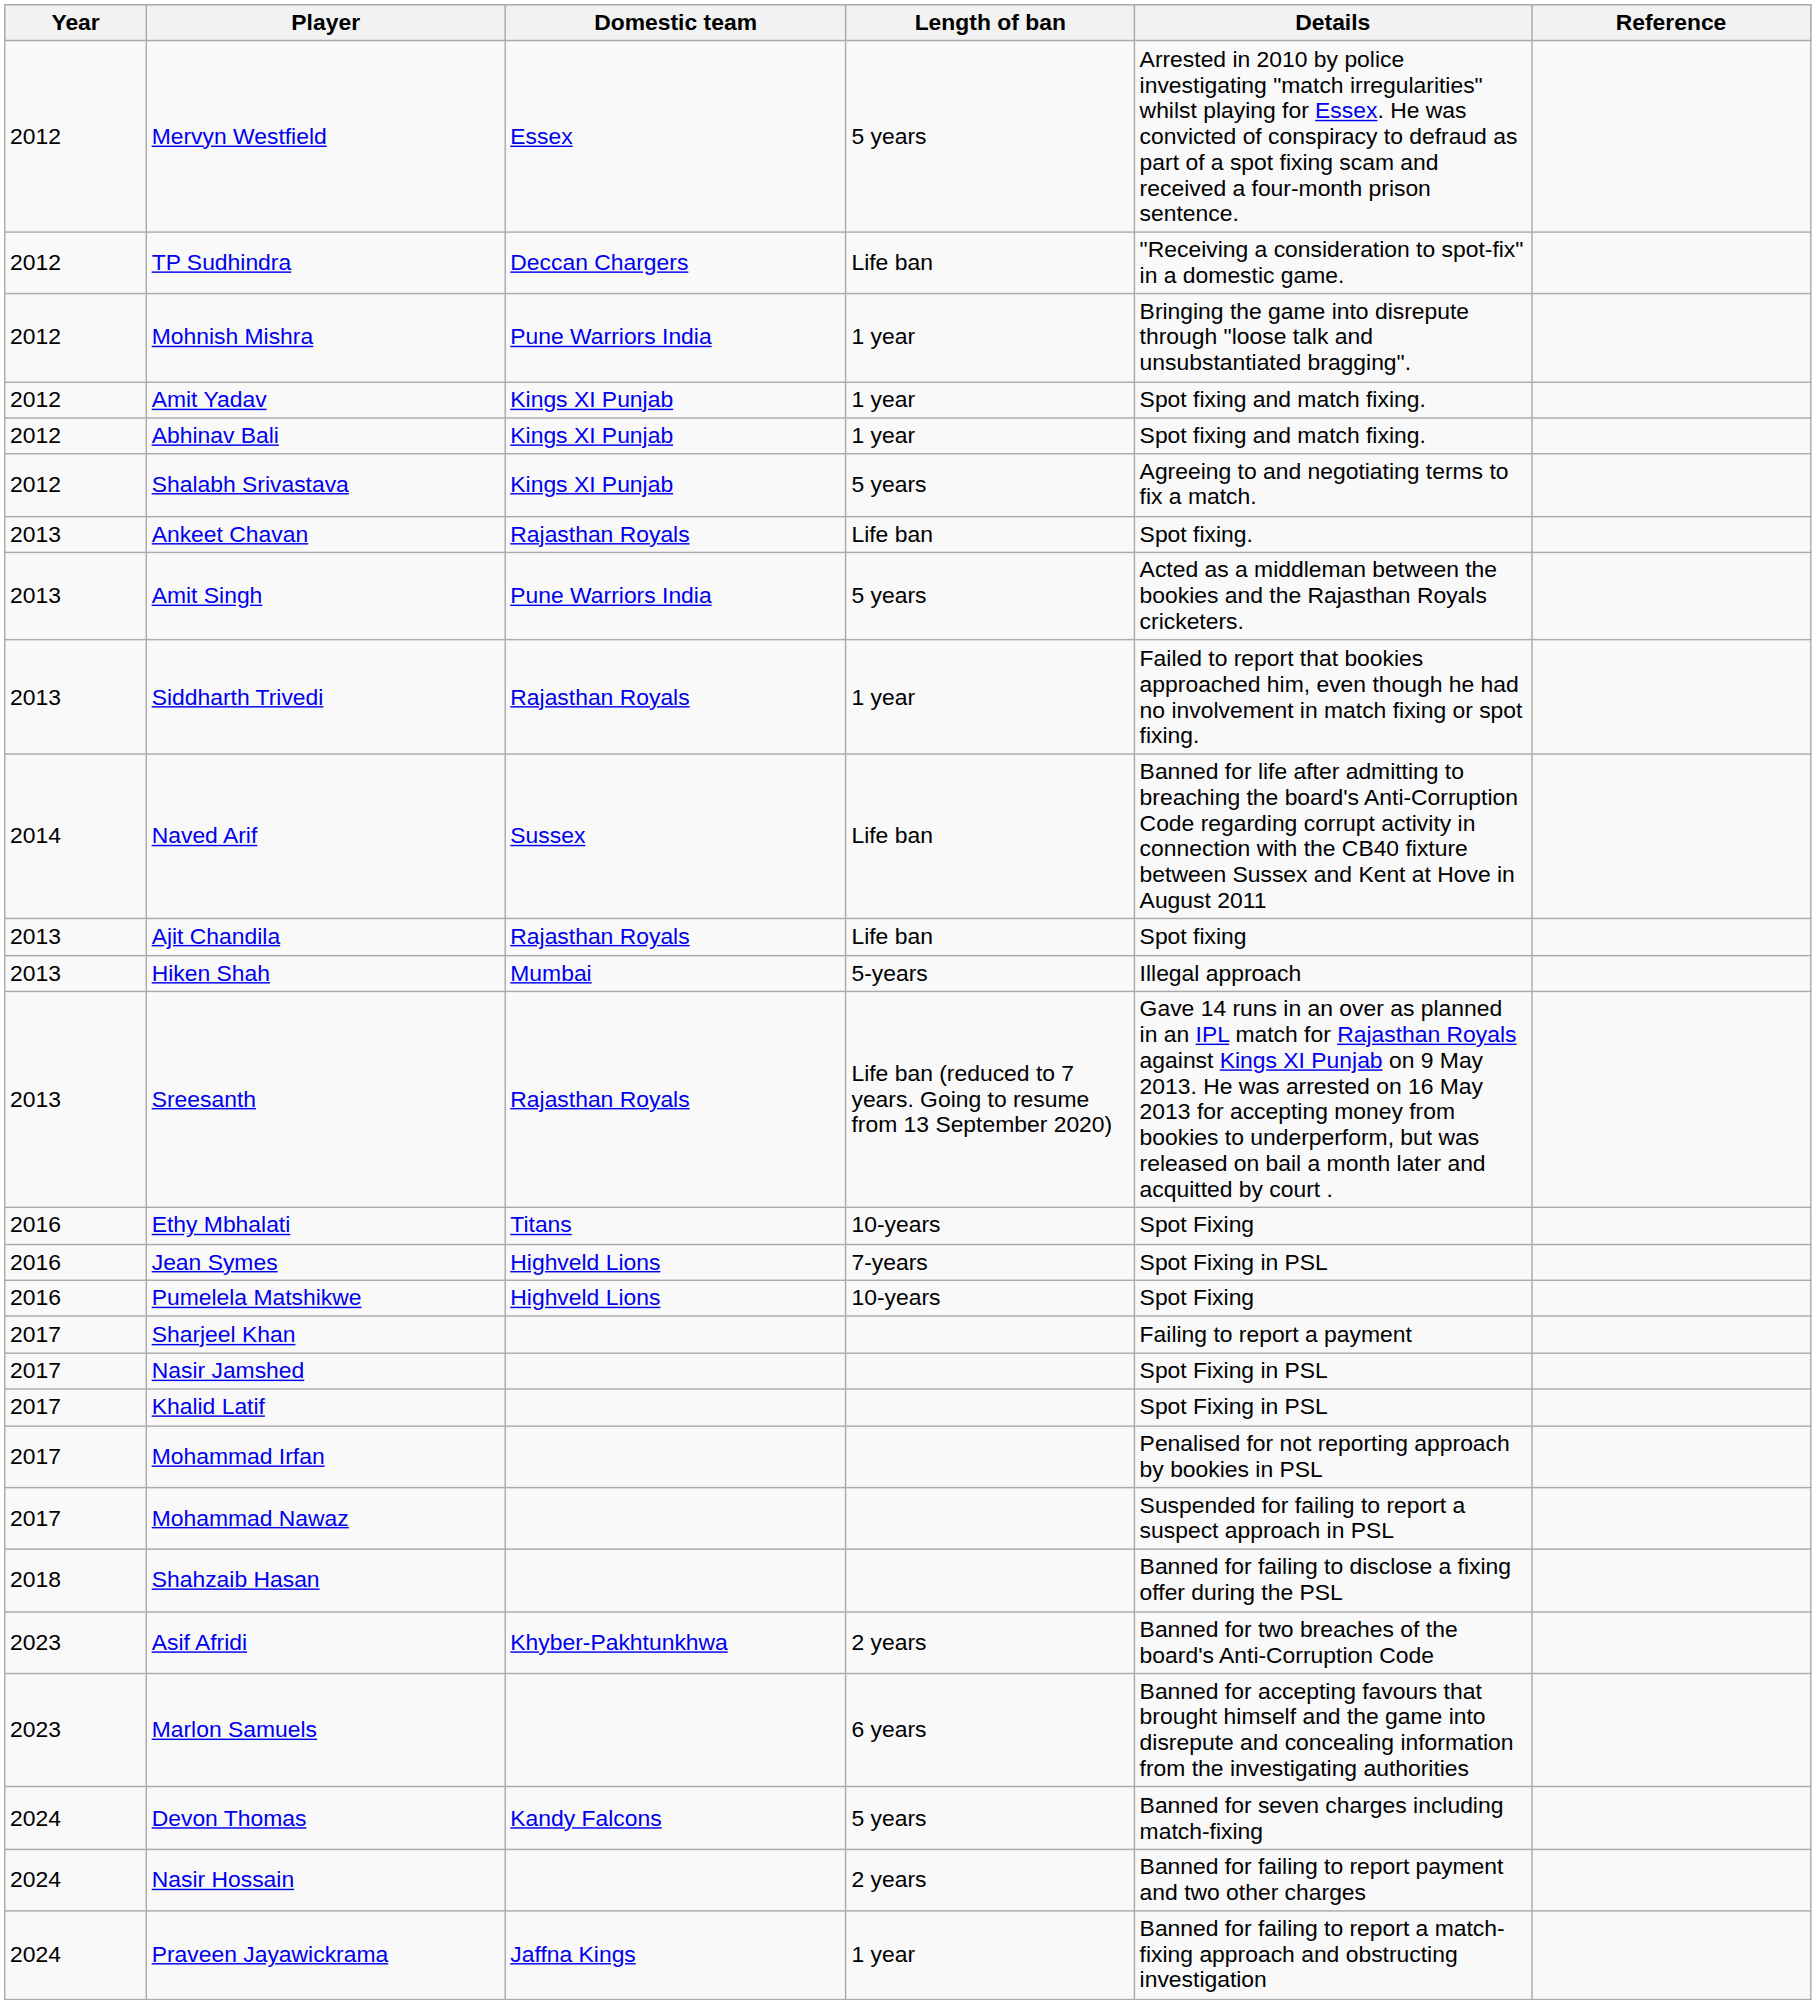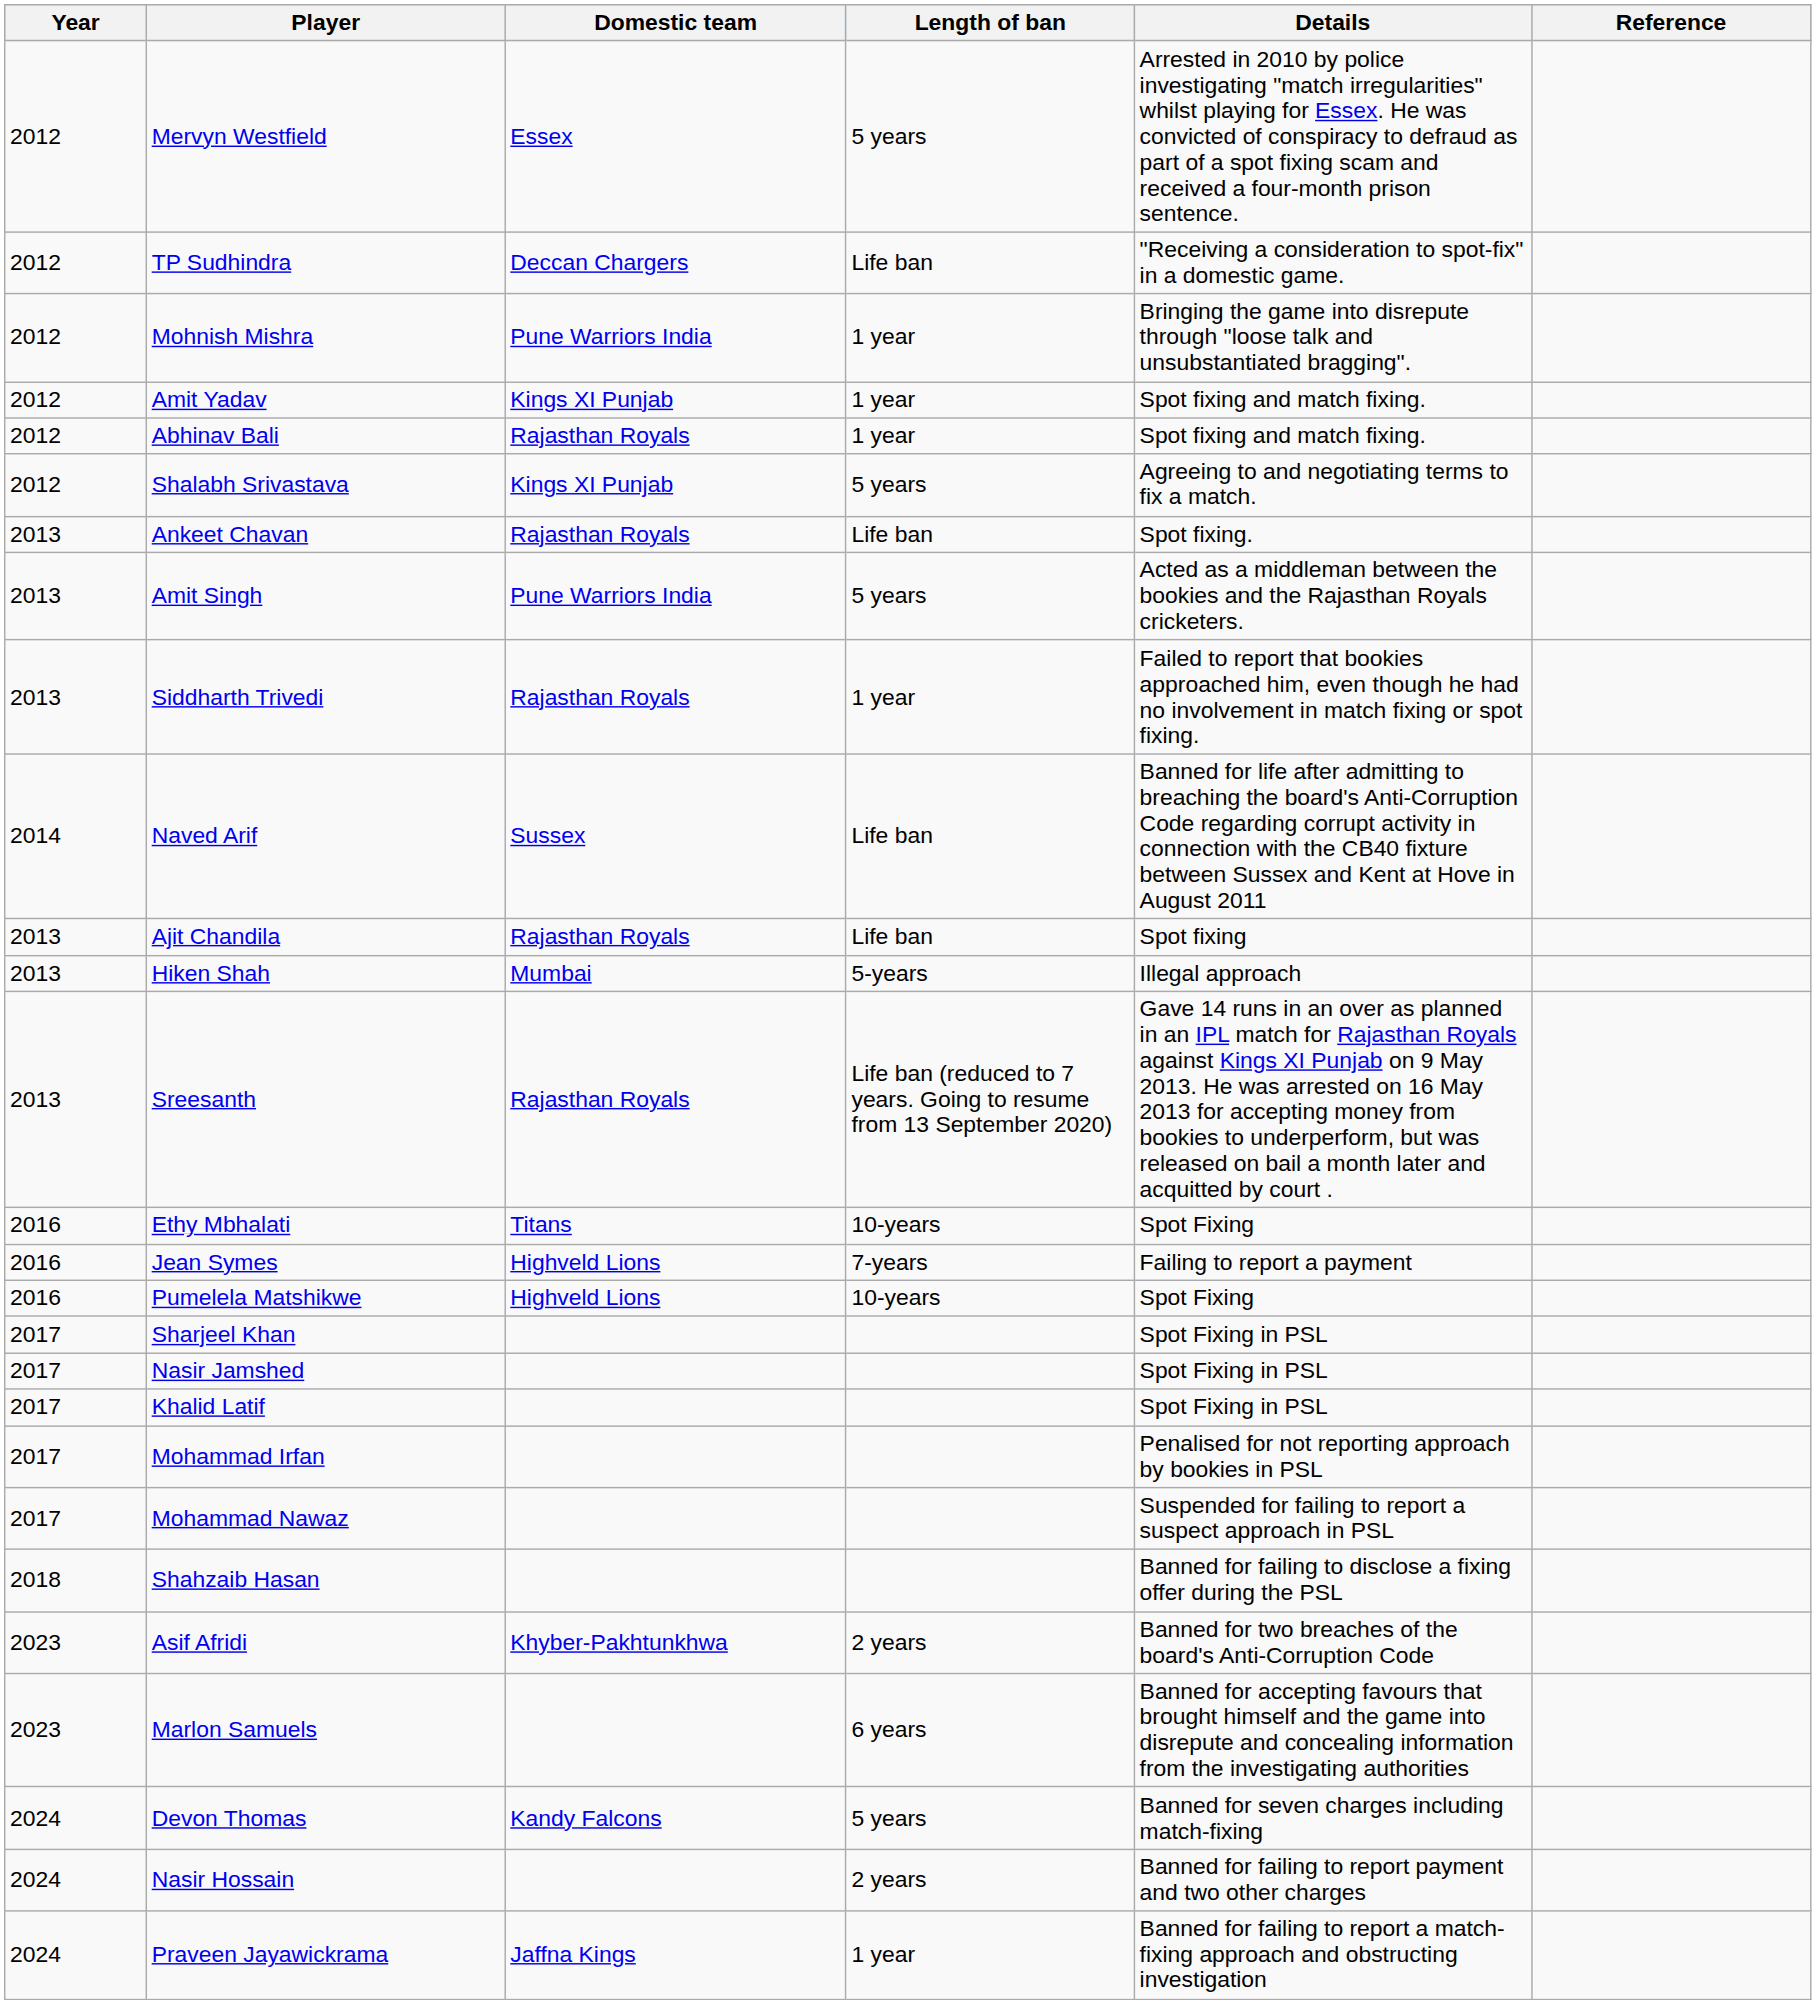(592, 435) Kings XI Punjab -> (600, 435) Rajasthan Royals
(1234, 1261) Spot Fixing in PSL -> (1276, 1261) Failing to report a payment
(1276, 1334) Failing to report a payment -> (1234, 1334) Spot Fixing in PSL
